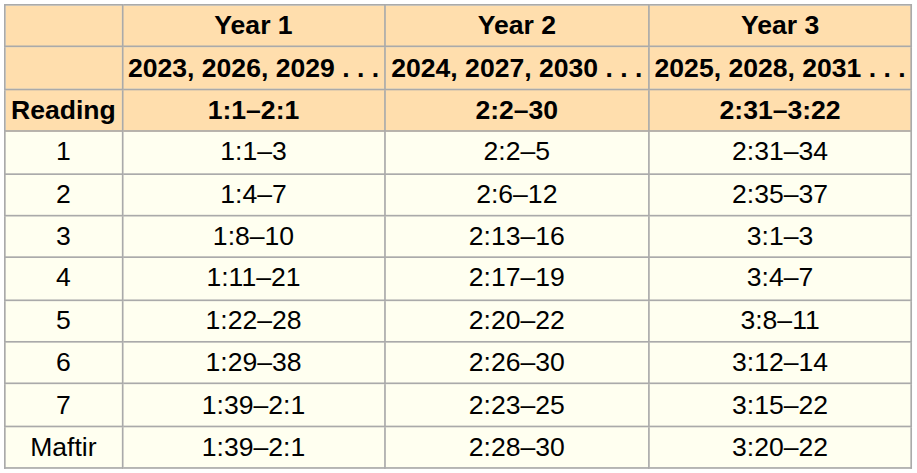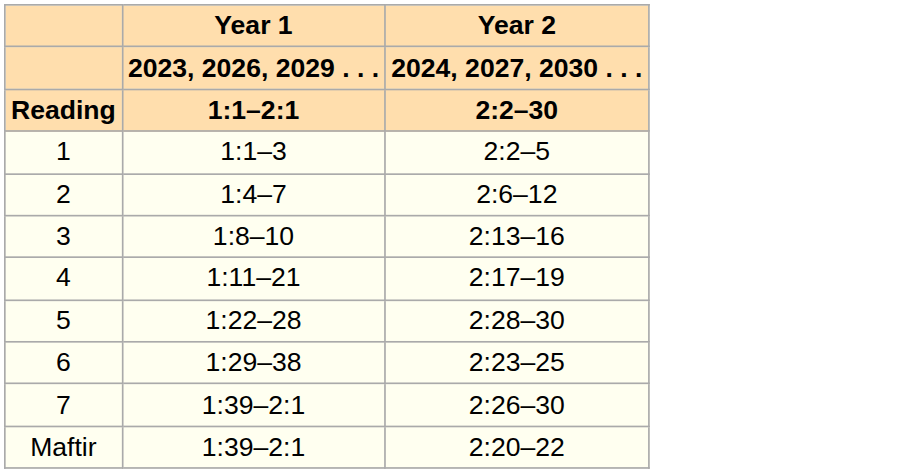- column: (780, 109)
(517, 320) 2:20–22 -> (517, 320) 2:28–30
(517, 362) 2:26–30 -> (517, 362) 2:23–25
(517, 404) 2:23–25 -> (517, 404) 2:26–30
(517, 446) 2:28–30 -> (517, 446) 2:20–22
